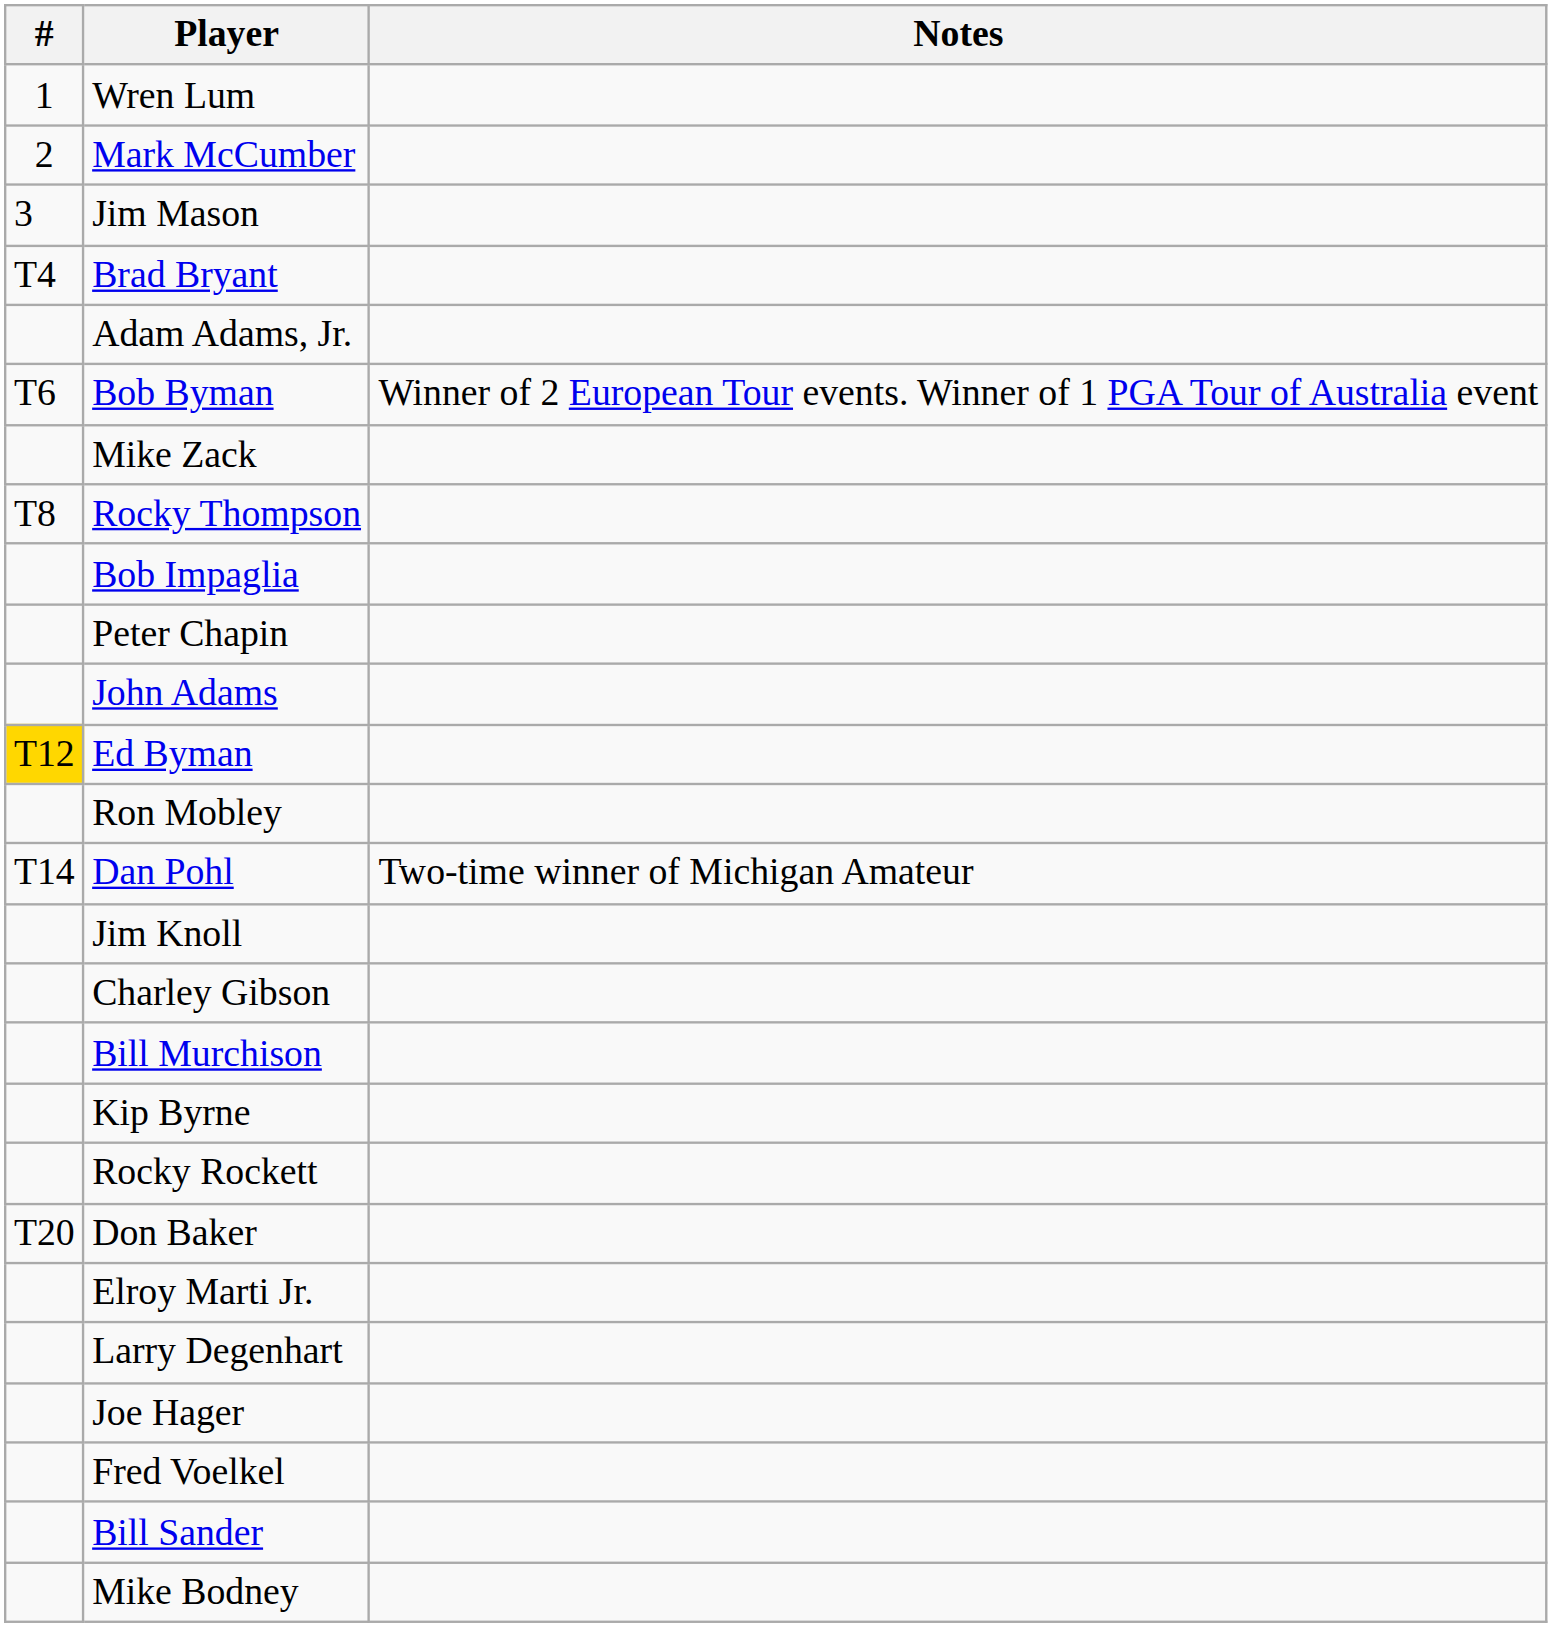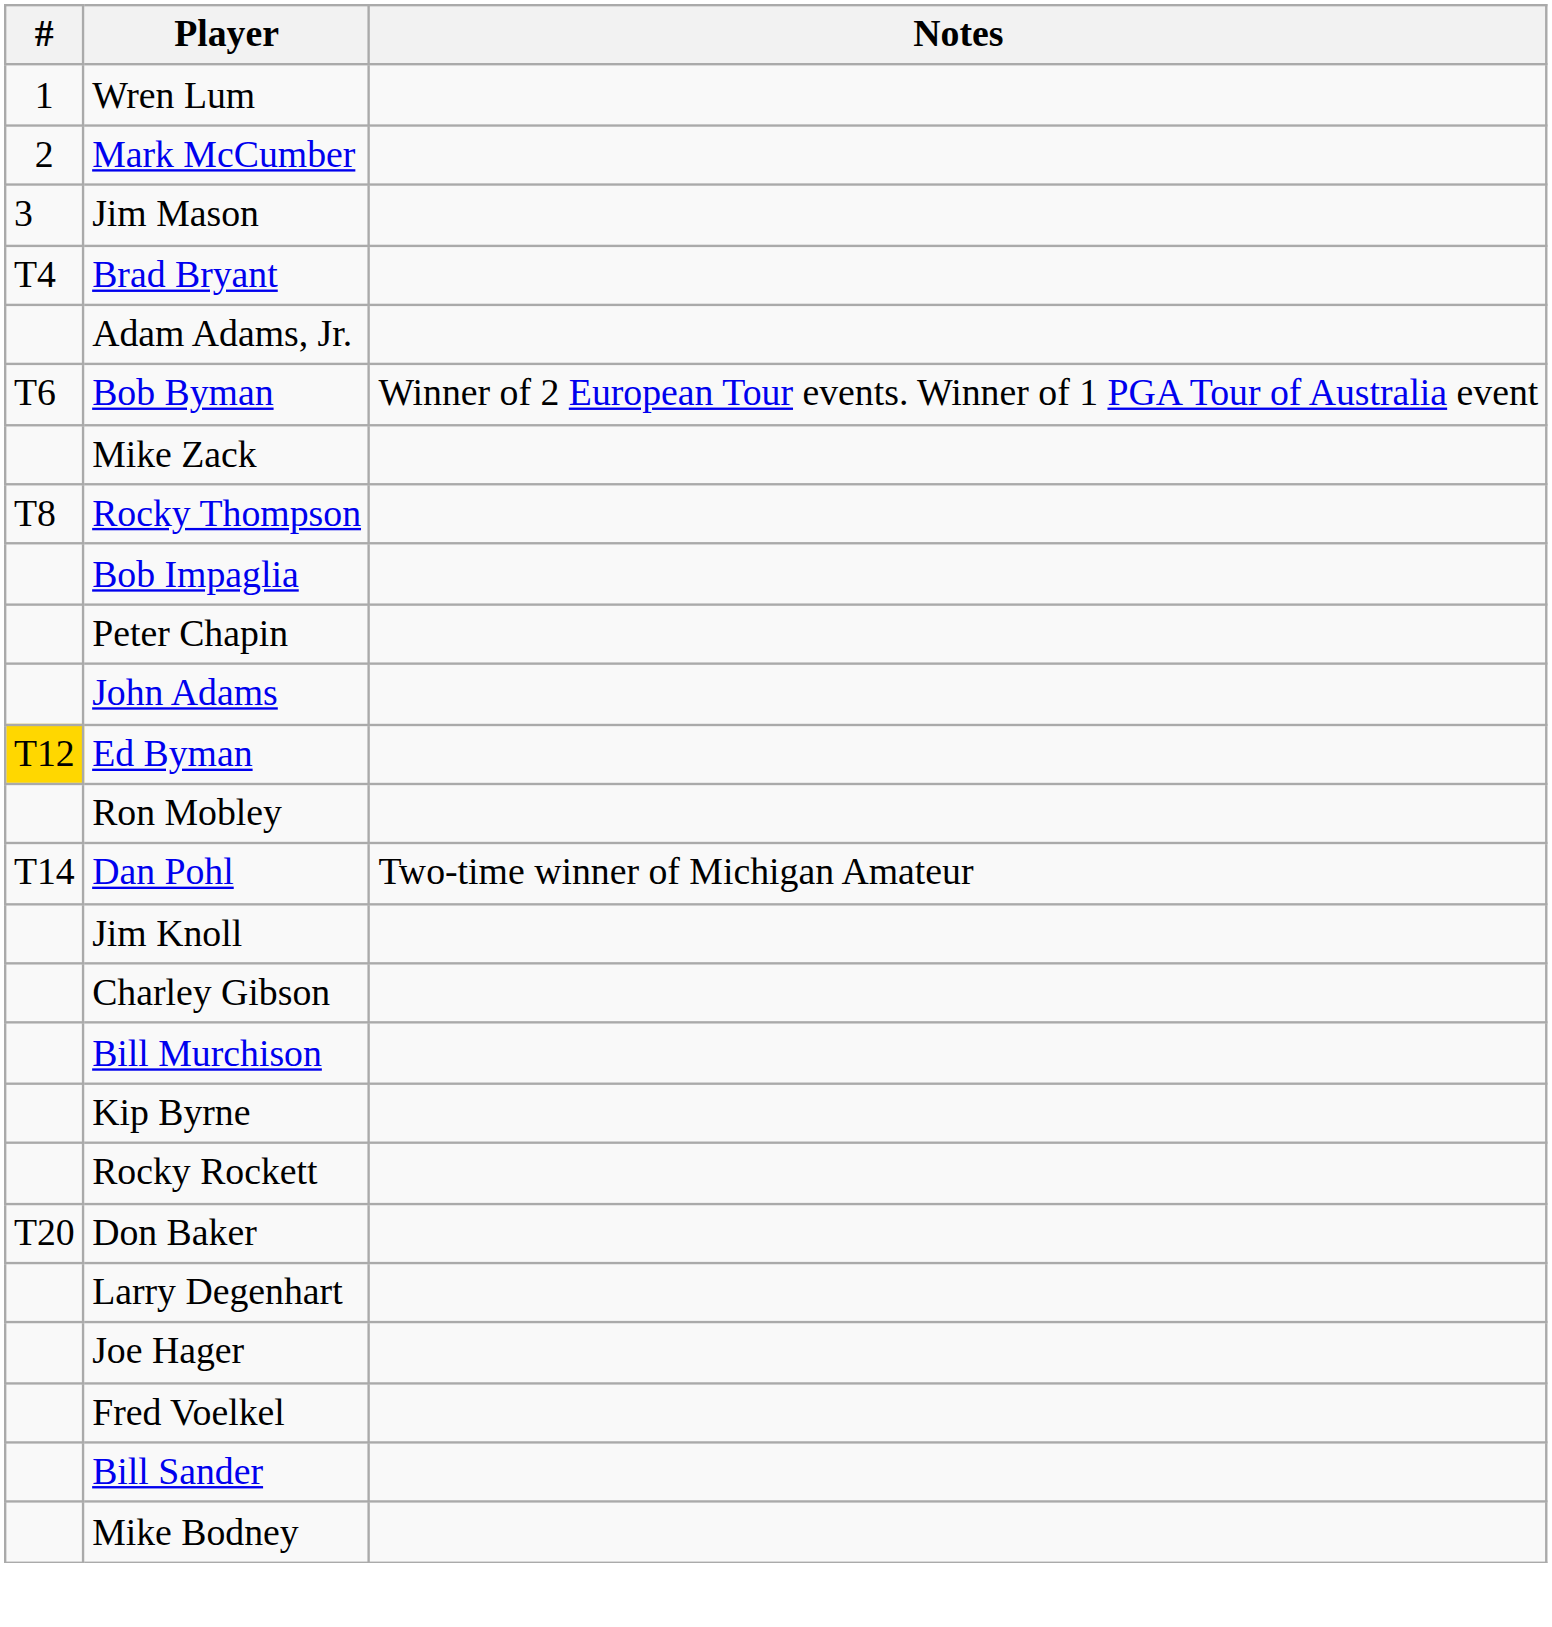- row: (203, 1292)
